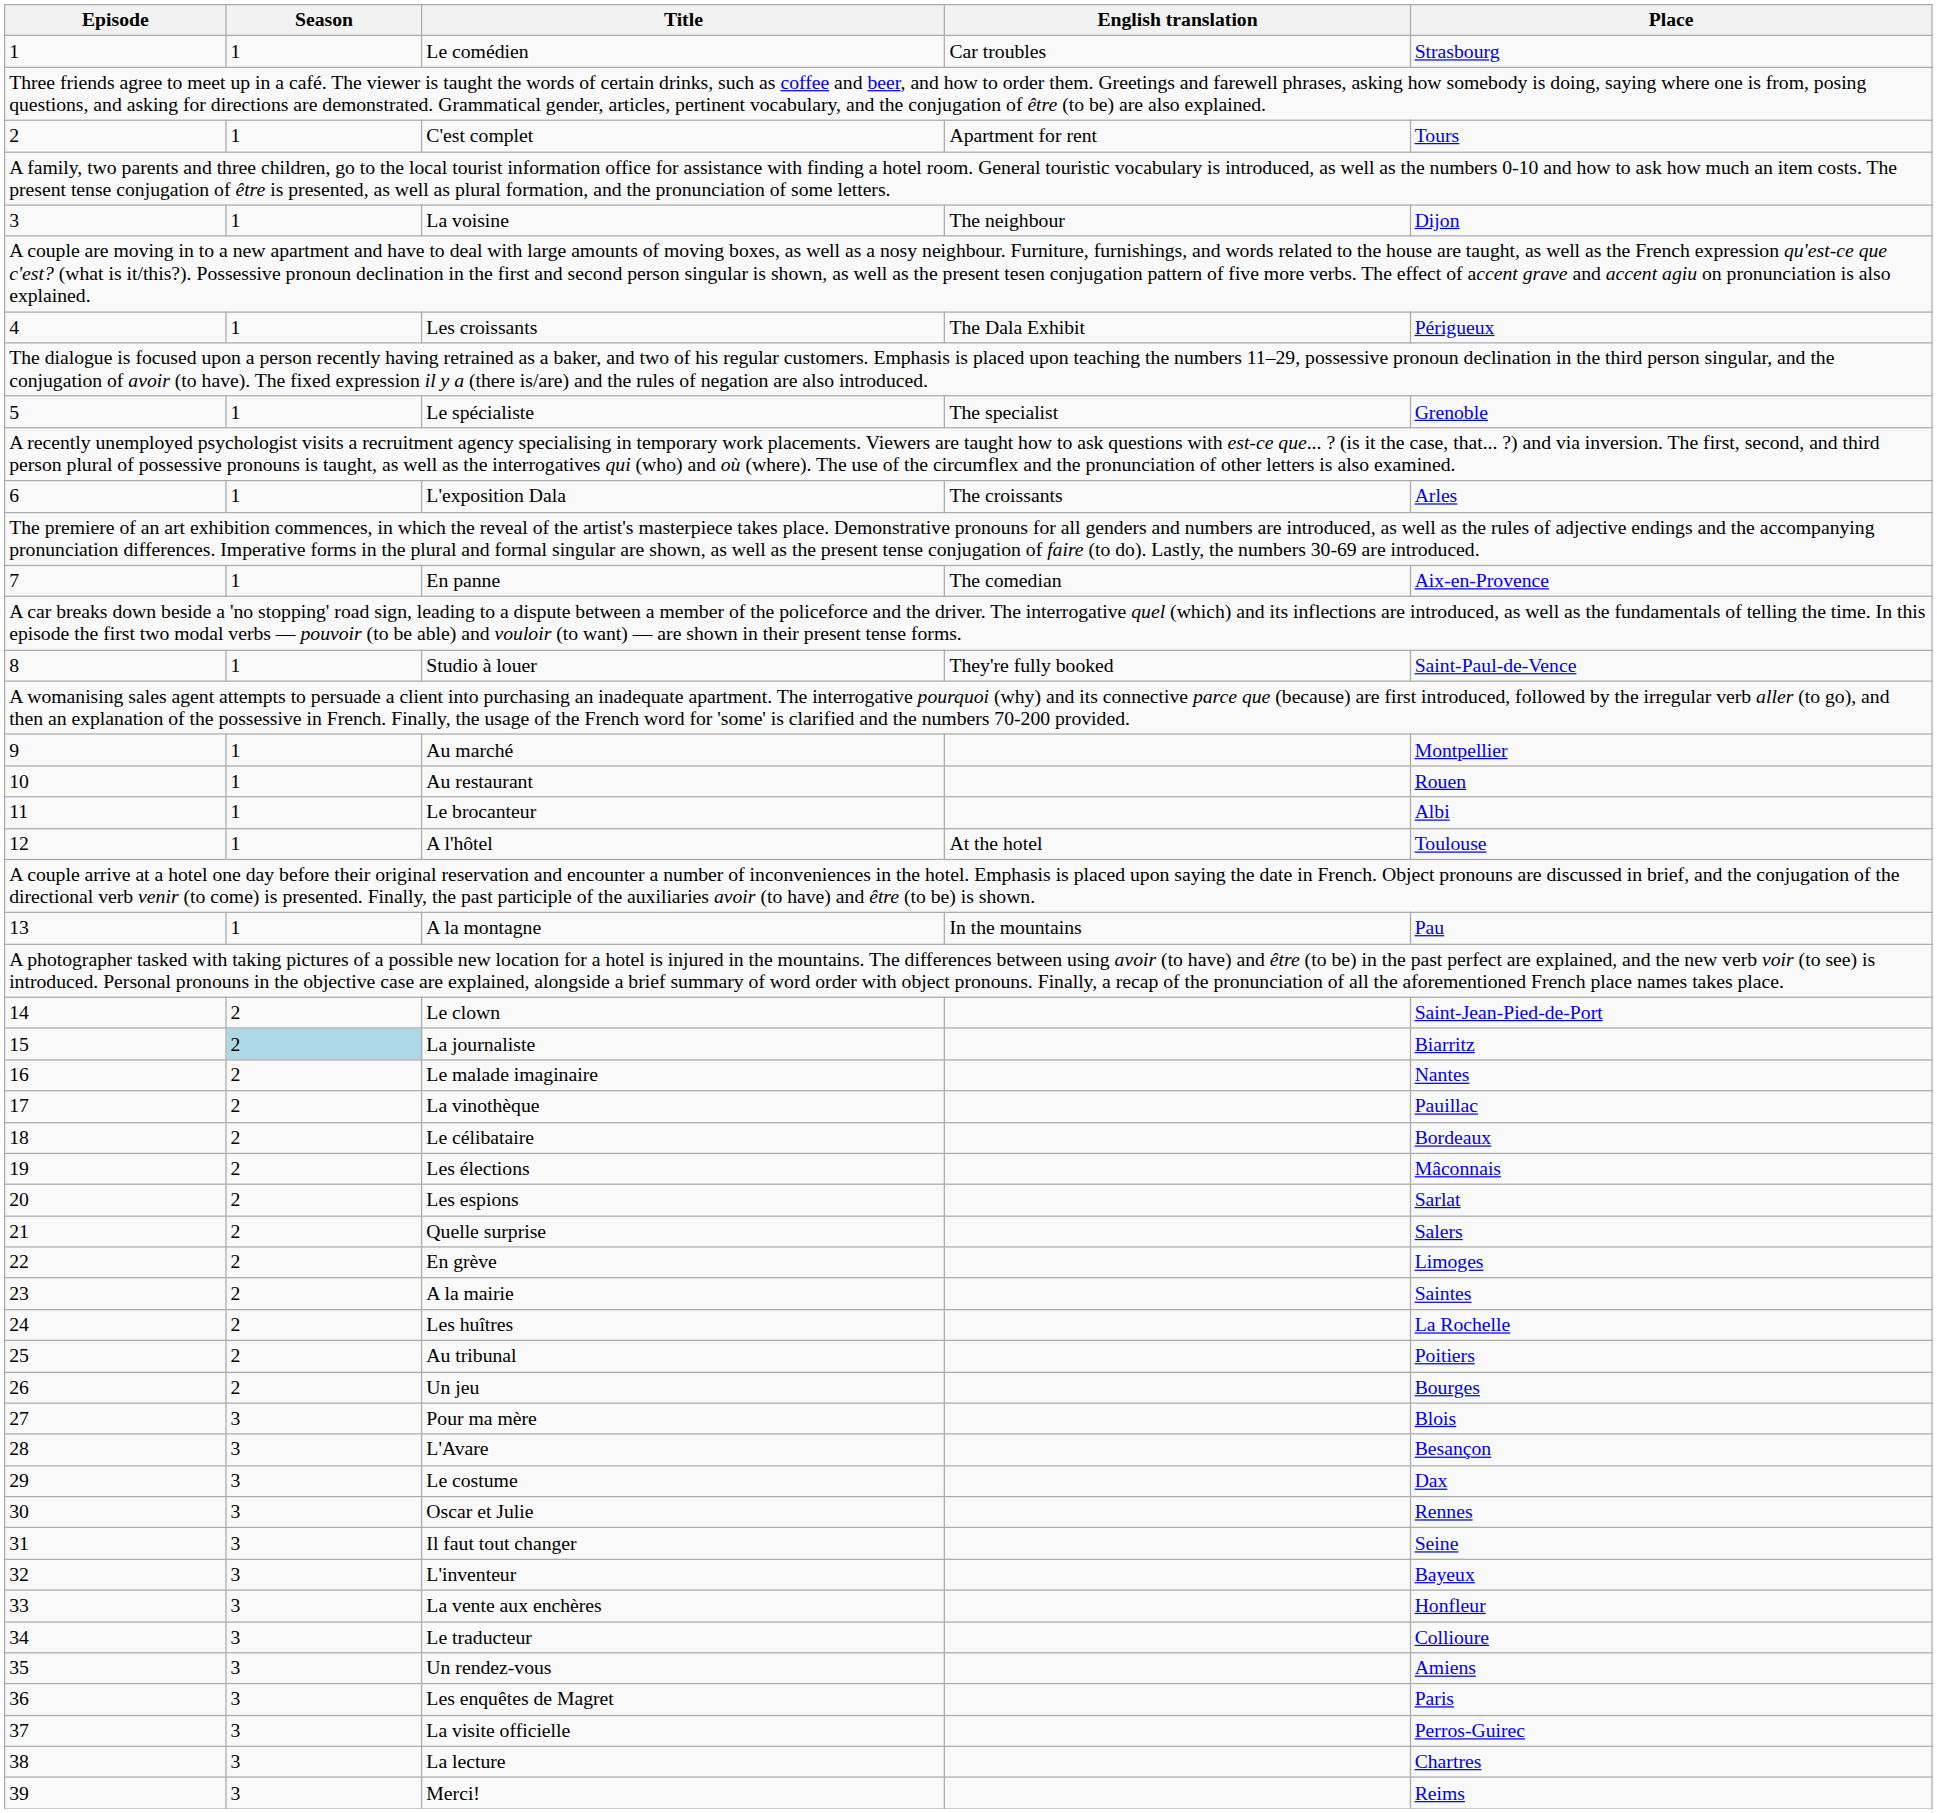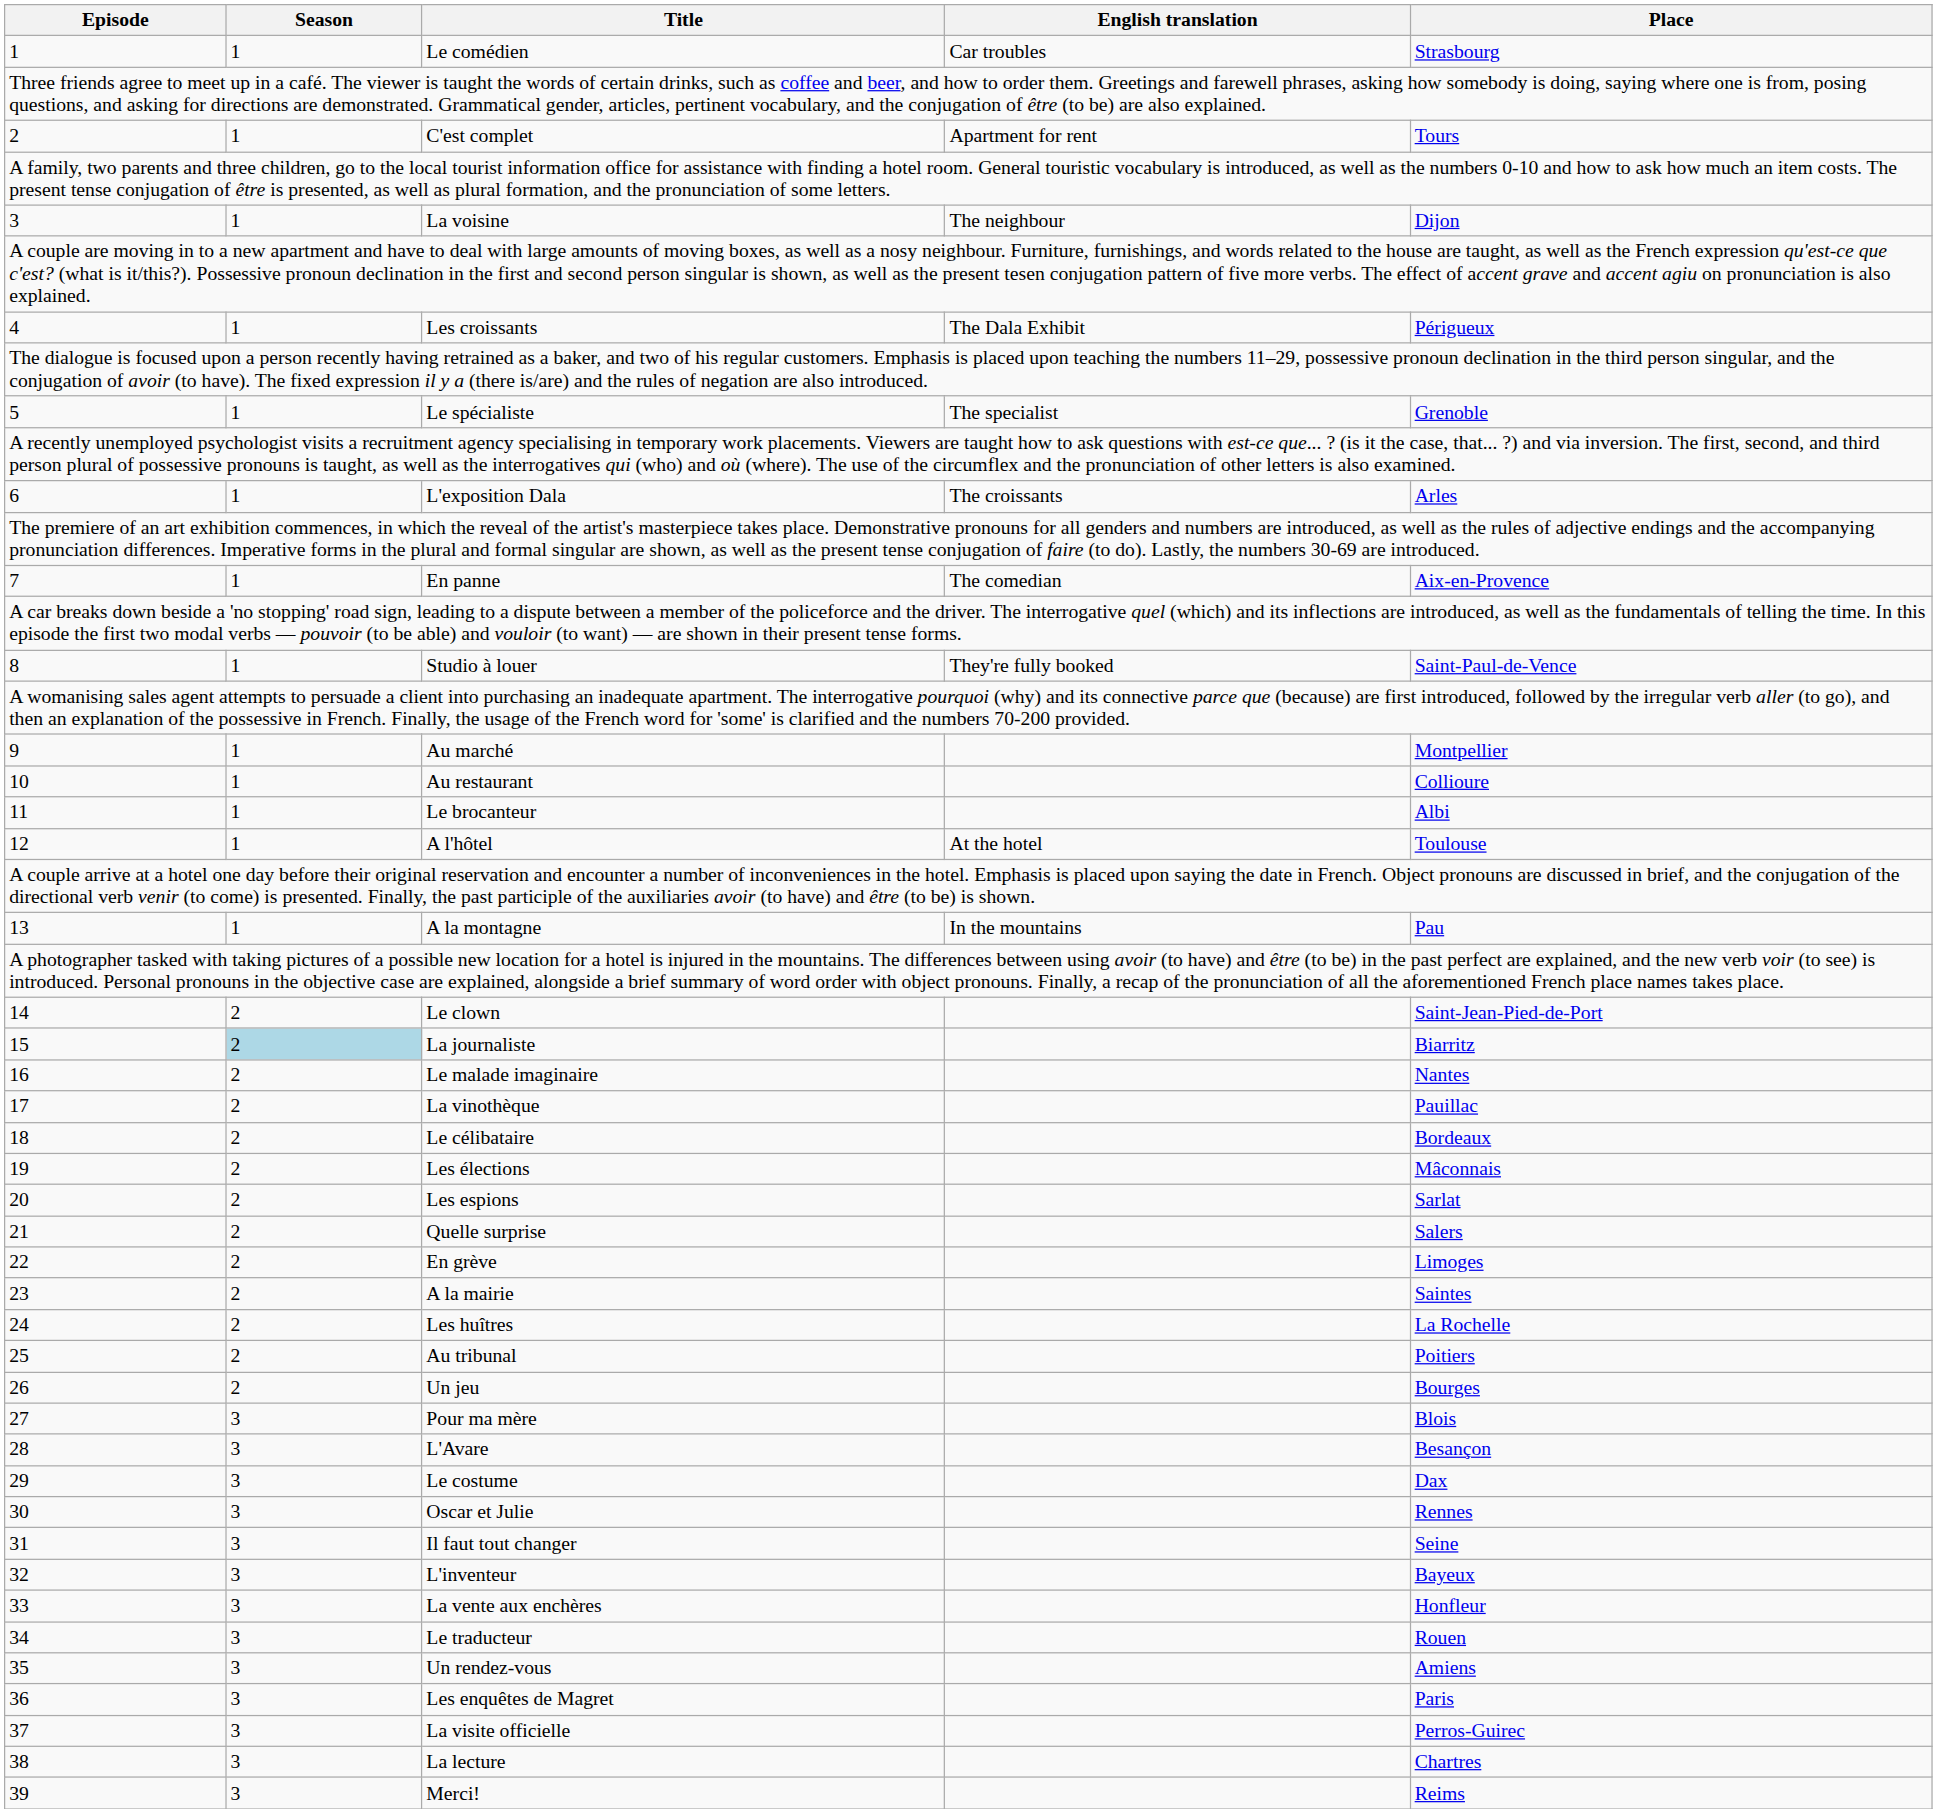(1440, 781) Rouen -> (1452, 781) Collioure
(1452, 1636) Collioure -> (1440, 1636) Rouen
